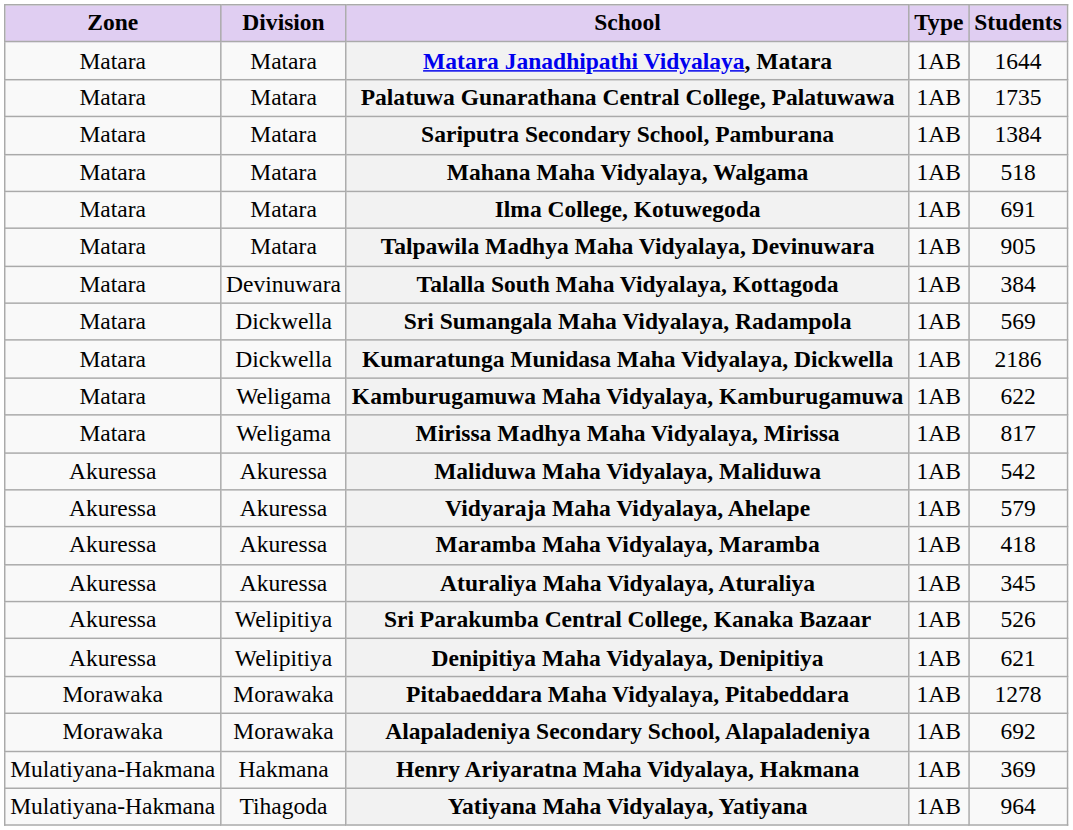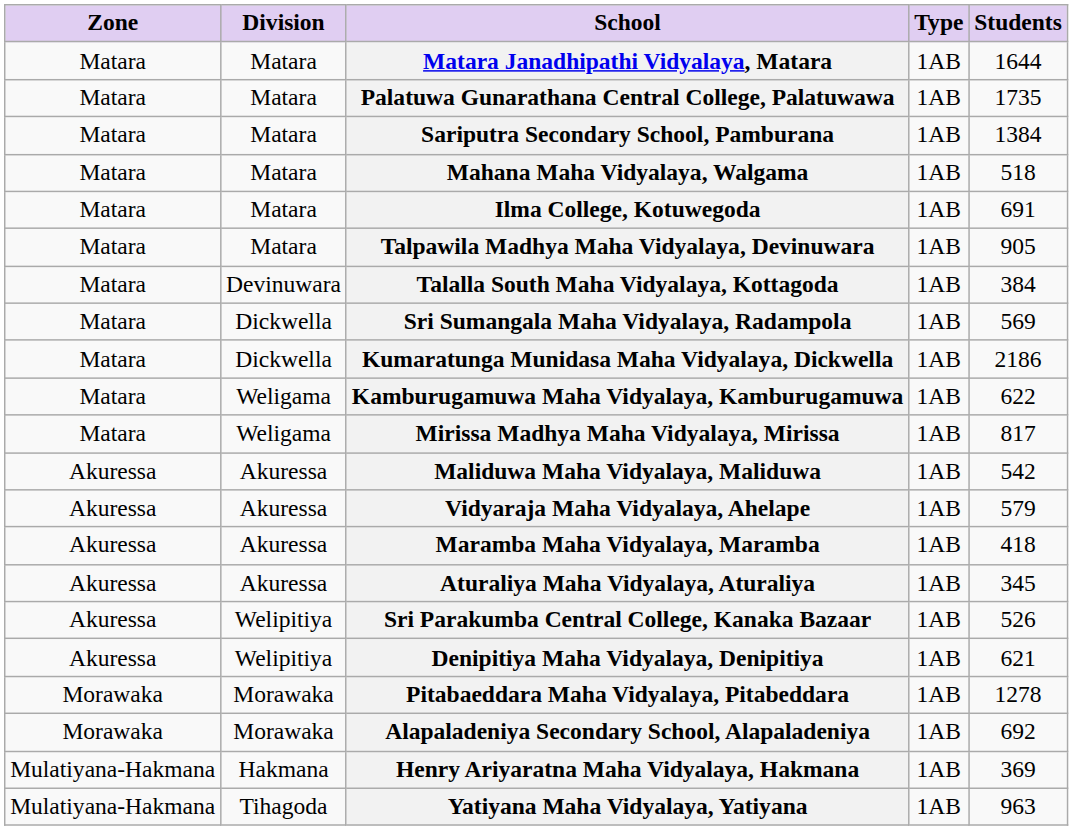(1018, 806) 964 -> (1018, 806) 963
